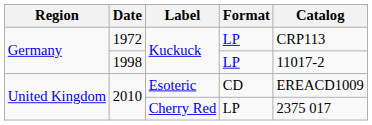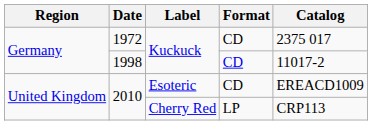(231, 39) LP -> (233, 39) CD
(301, 39) CRP113 -> (304, 39) 2375 017
(231, 62) LP -> (233, 62) CD
(304, 108) 2375 017 -> (301, 108) CRP113
